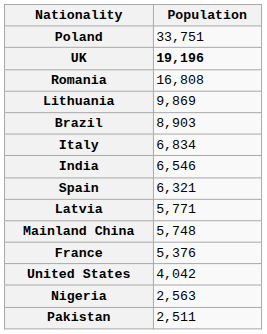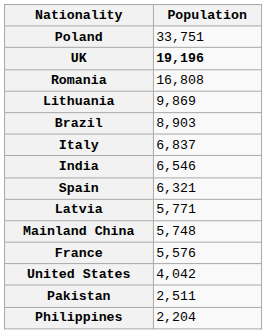(176, 145) 6,834 -> (176, 145) 6,837
(176, 253) 5,376 -> (176, 253) 5,576
- row: (79, 296)
+ row: (79, 318)
